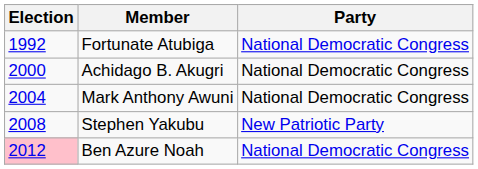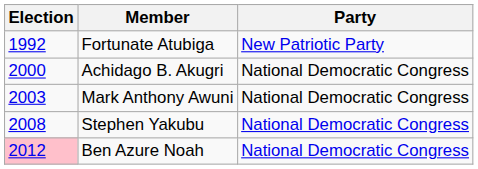(355, 44) National Democratic Congress -> (313, 44) New Patriotic Party
(27, 97) 2004 -> (27, 97) 2003
(313, 124) New Patriotic Party -> (355, 124) National Democratic Congress
